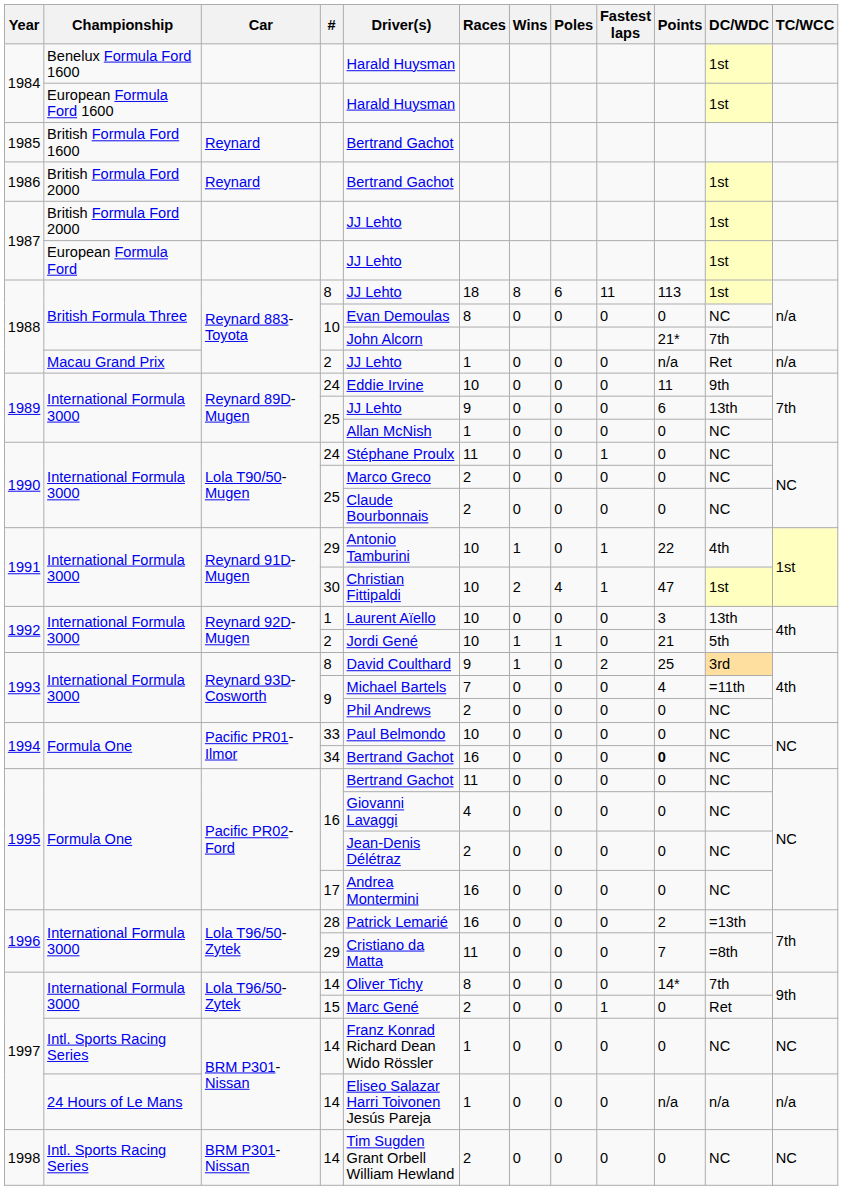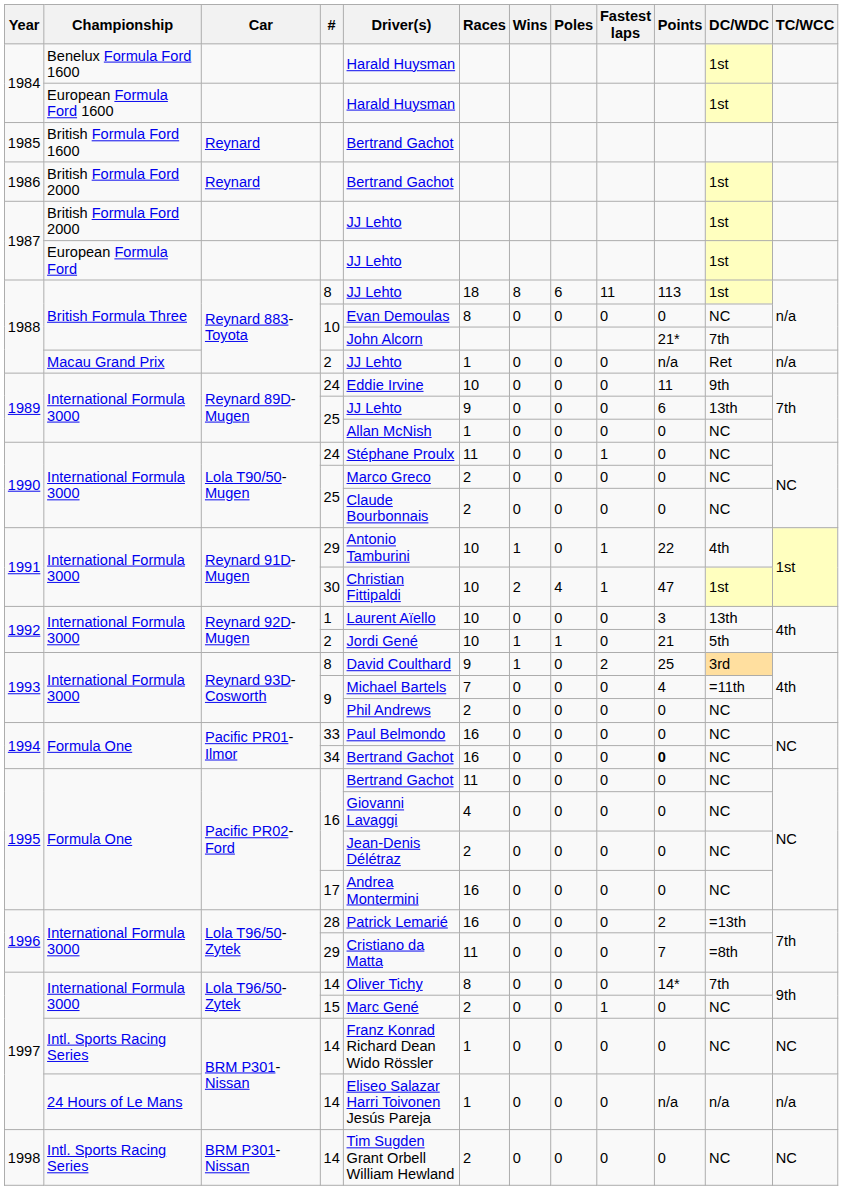(471, 734) 10 -> (471, 734) 16
(720, 1007) Ret -> (720, 1007) NC
